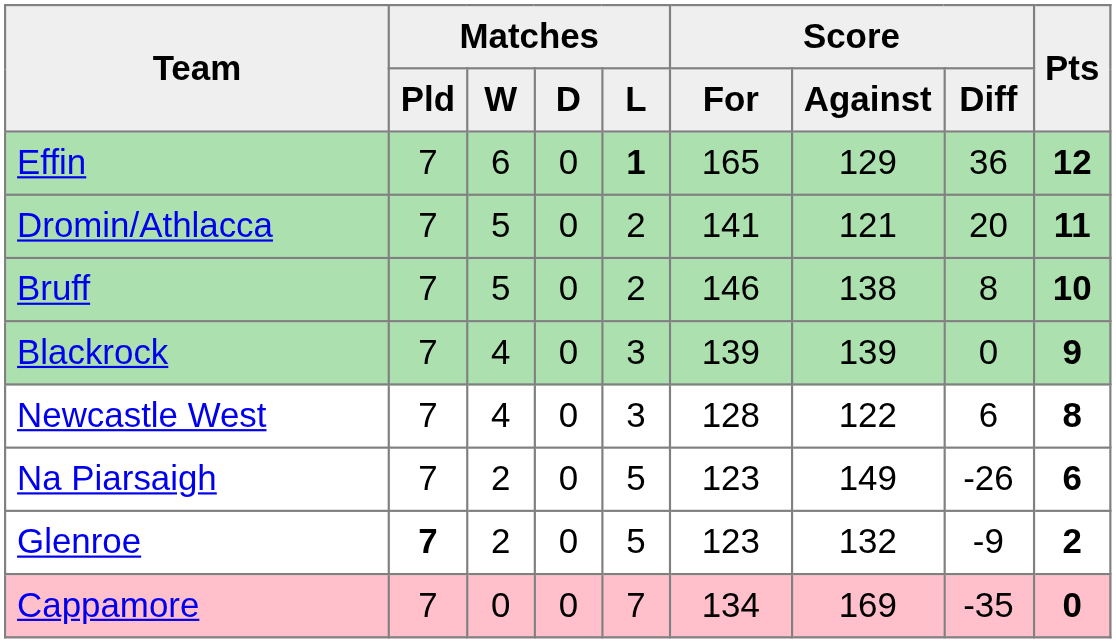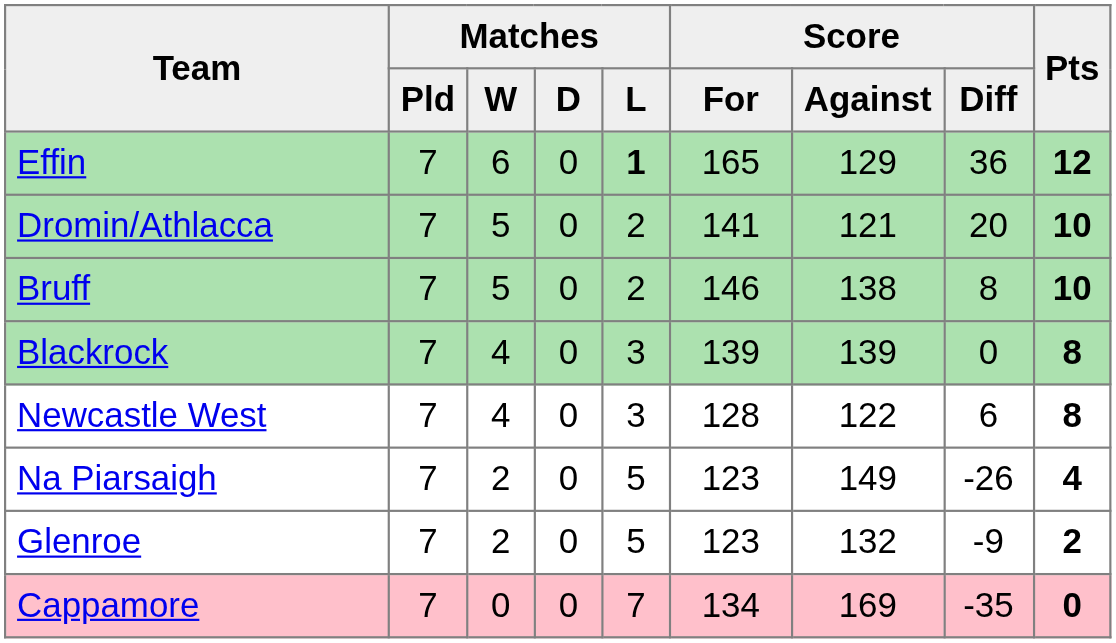(1072, 225) 11 -> (1072, 225) 10
(1072, 352) 9 -> (1072, 352) 8
(1072, 478) 6 -> (1072, 478) 4
(428, 541) bold -> (428, 541) normal
